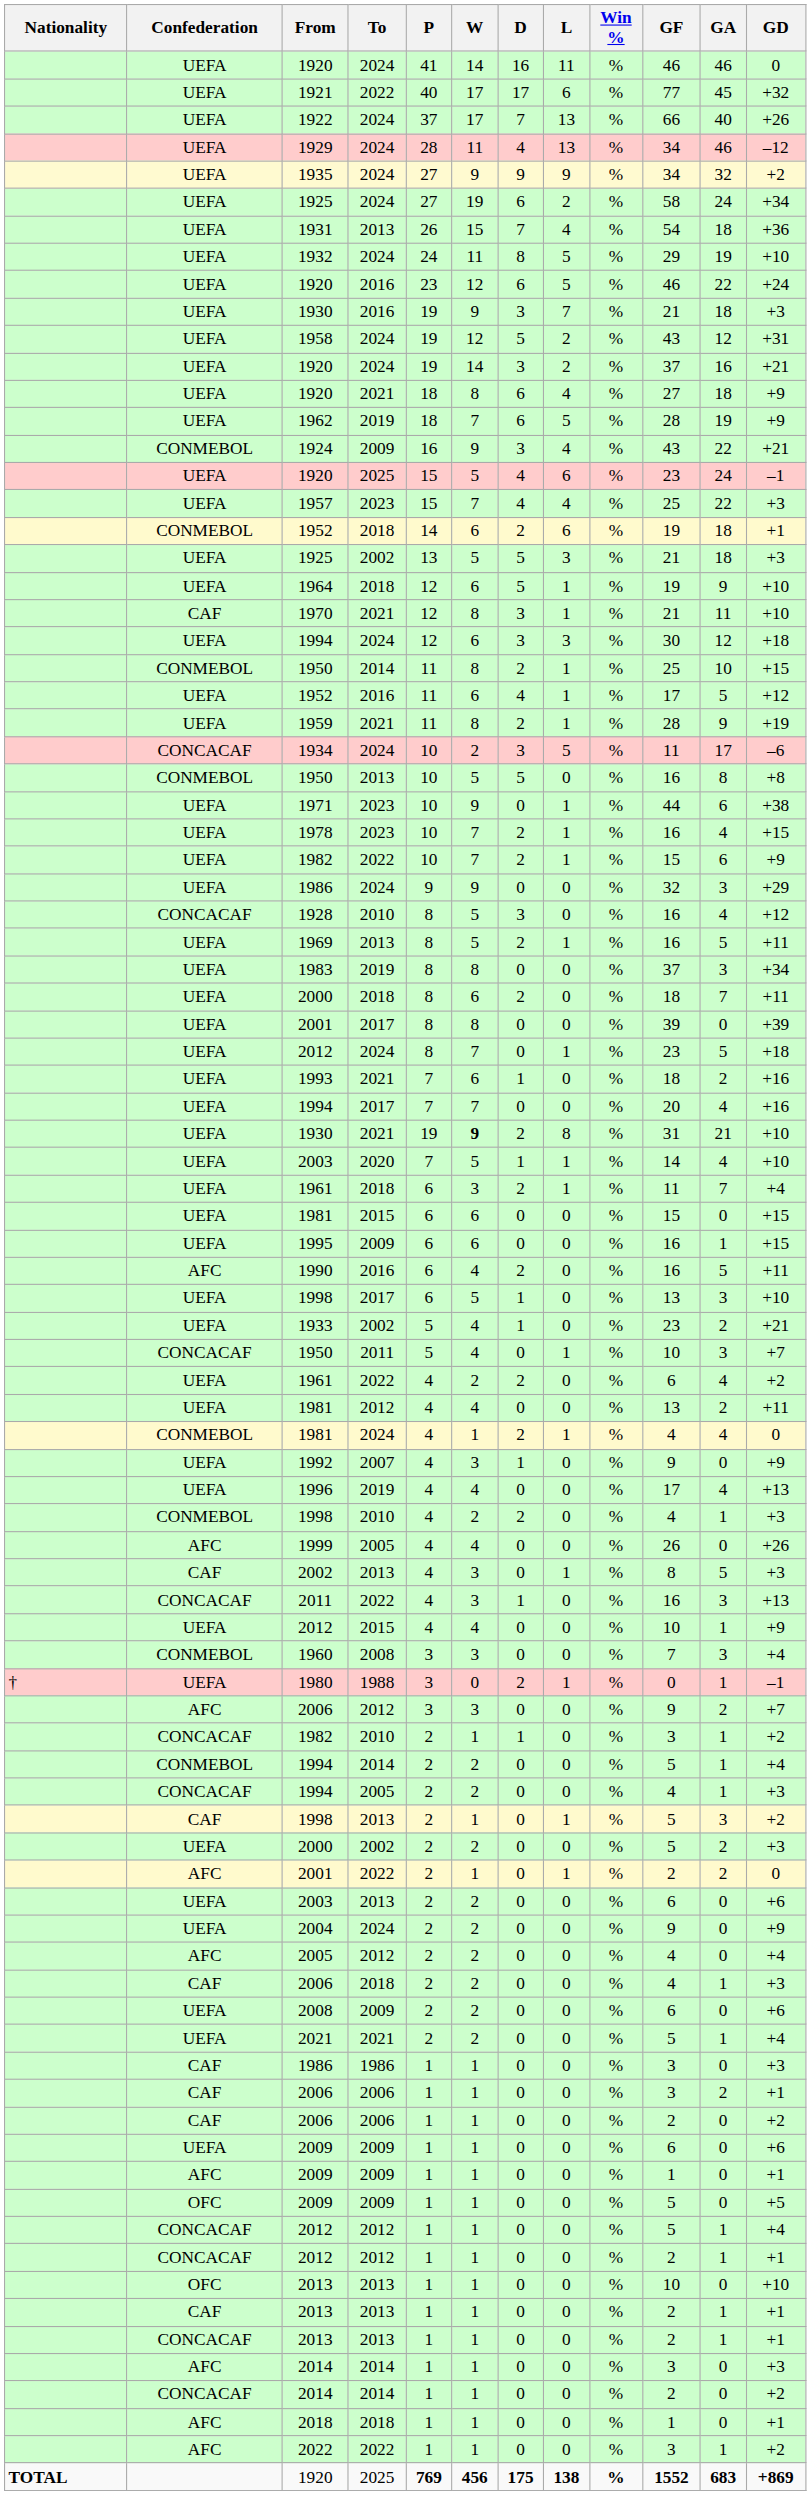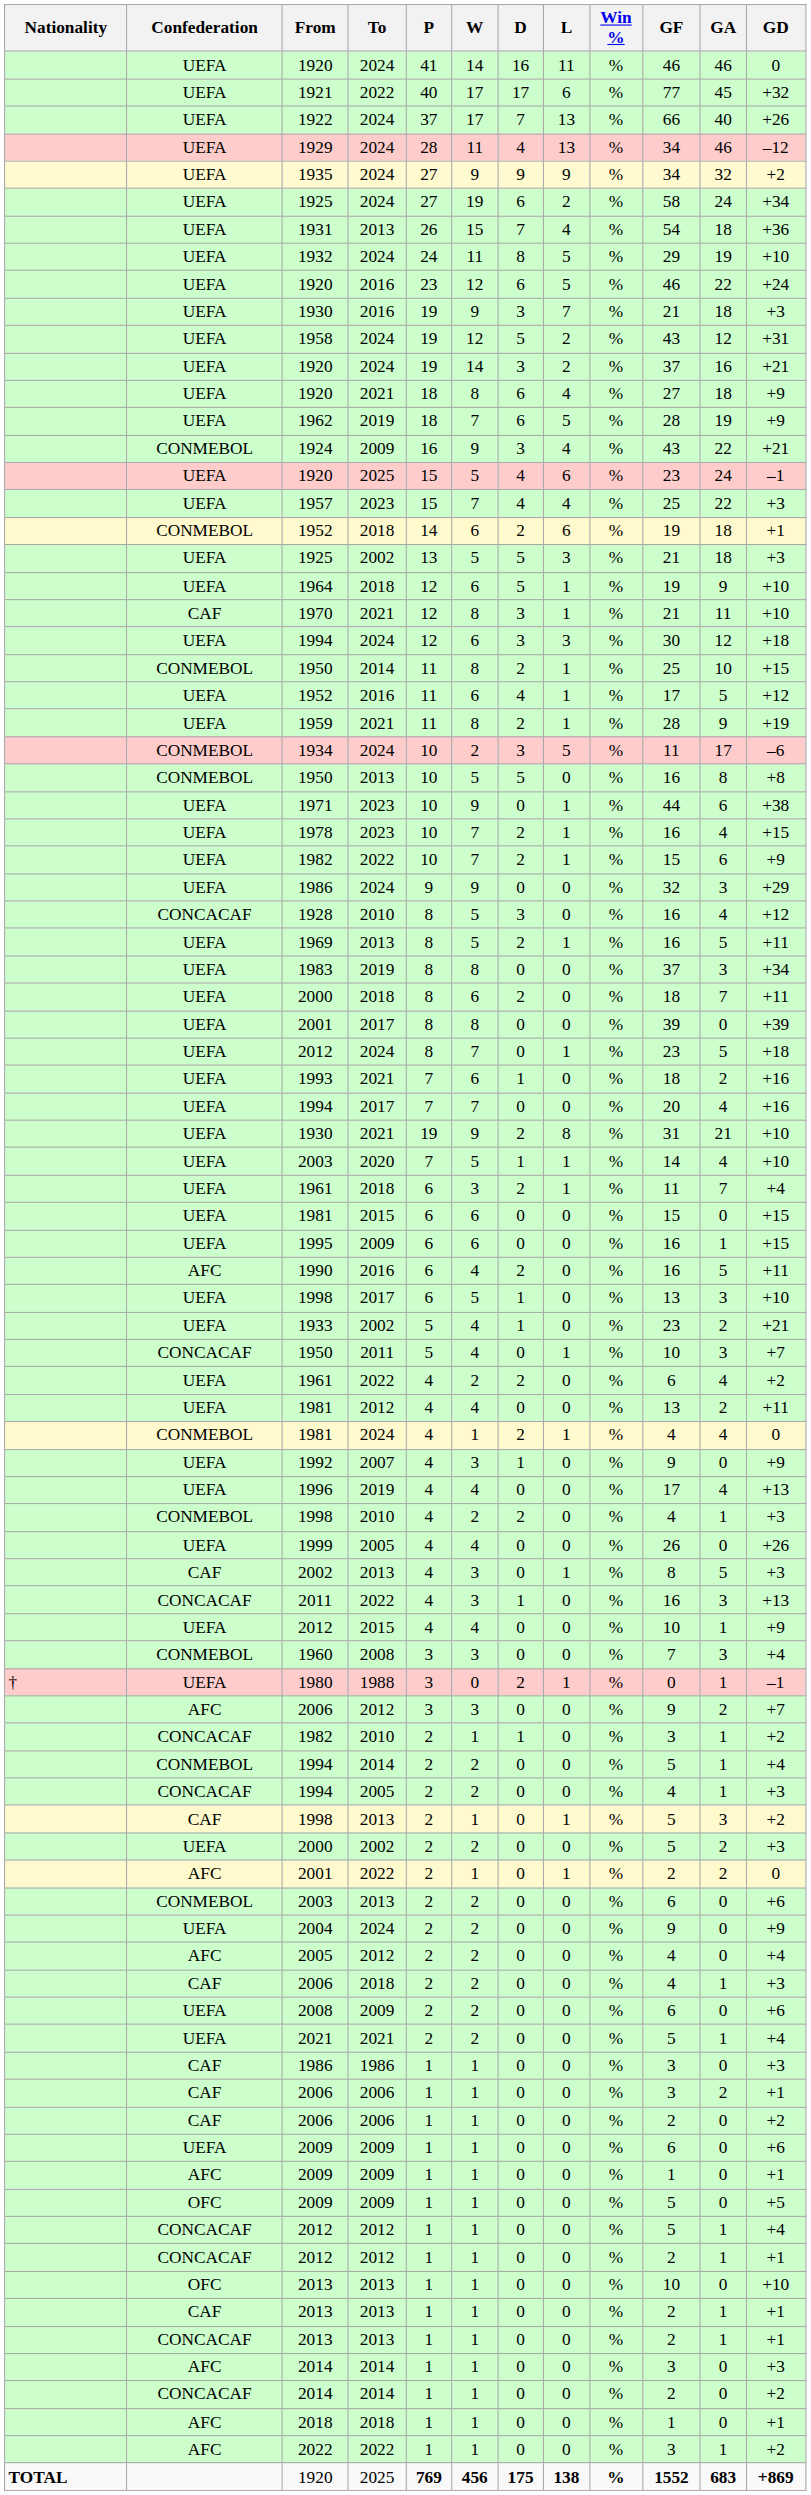(205, 750) CONCACAF -> (205, 750) CONMEBOL
(475, 1133) bold -> (475, 1133) normal
(205, 1544) AFC -> (205, 1544) UEFA
(205, 1901) UEFA -> (205, 1901) CONMEBOL
